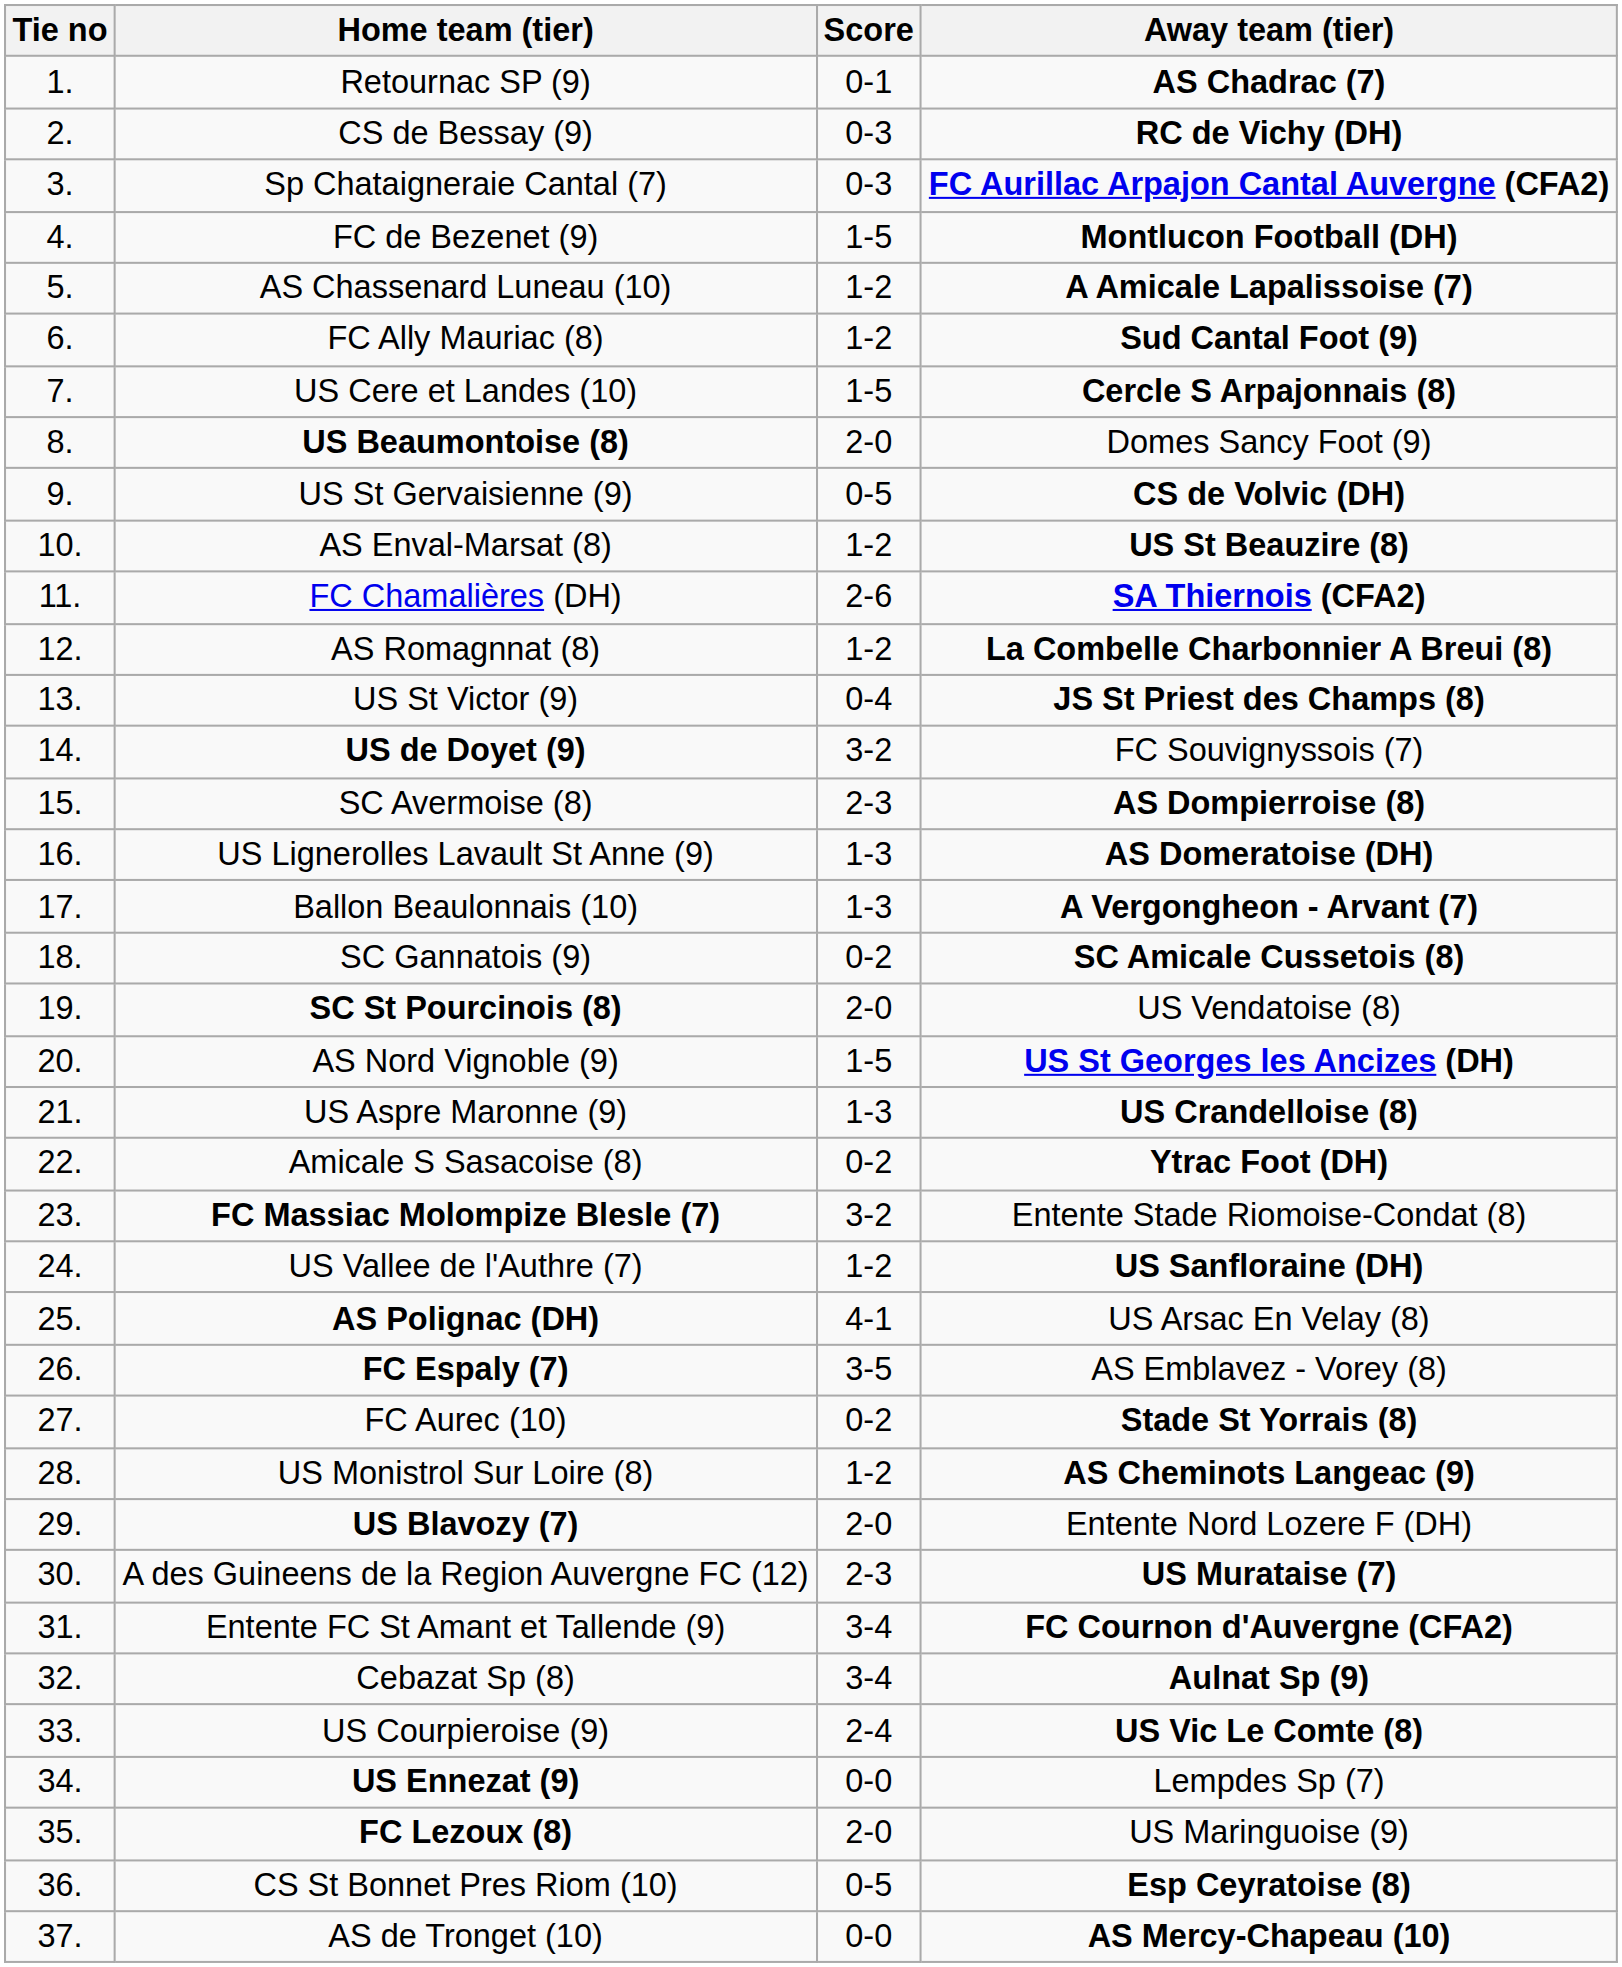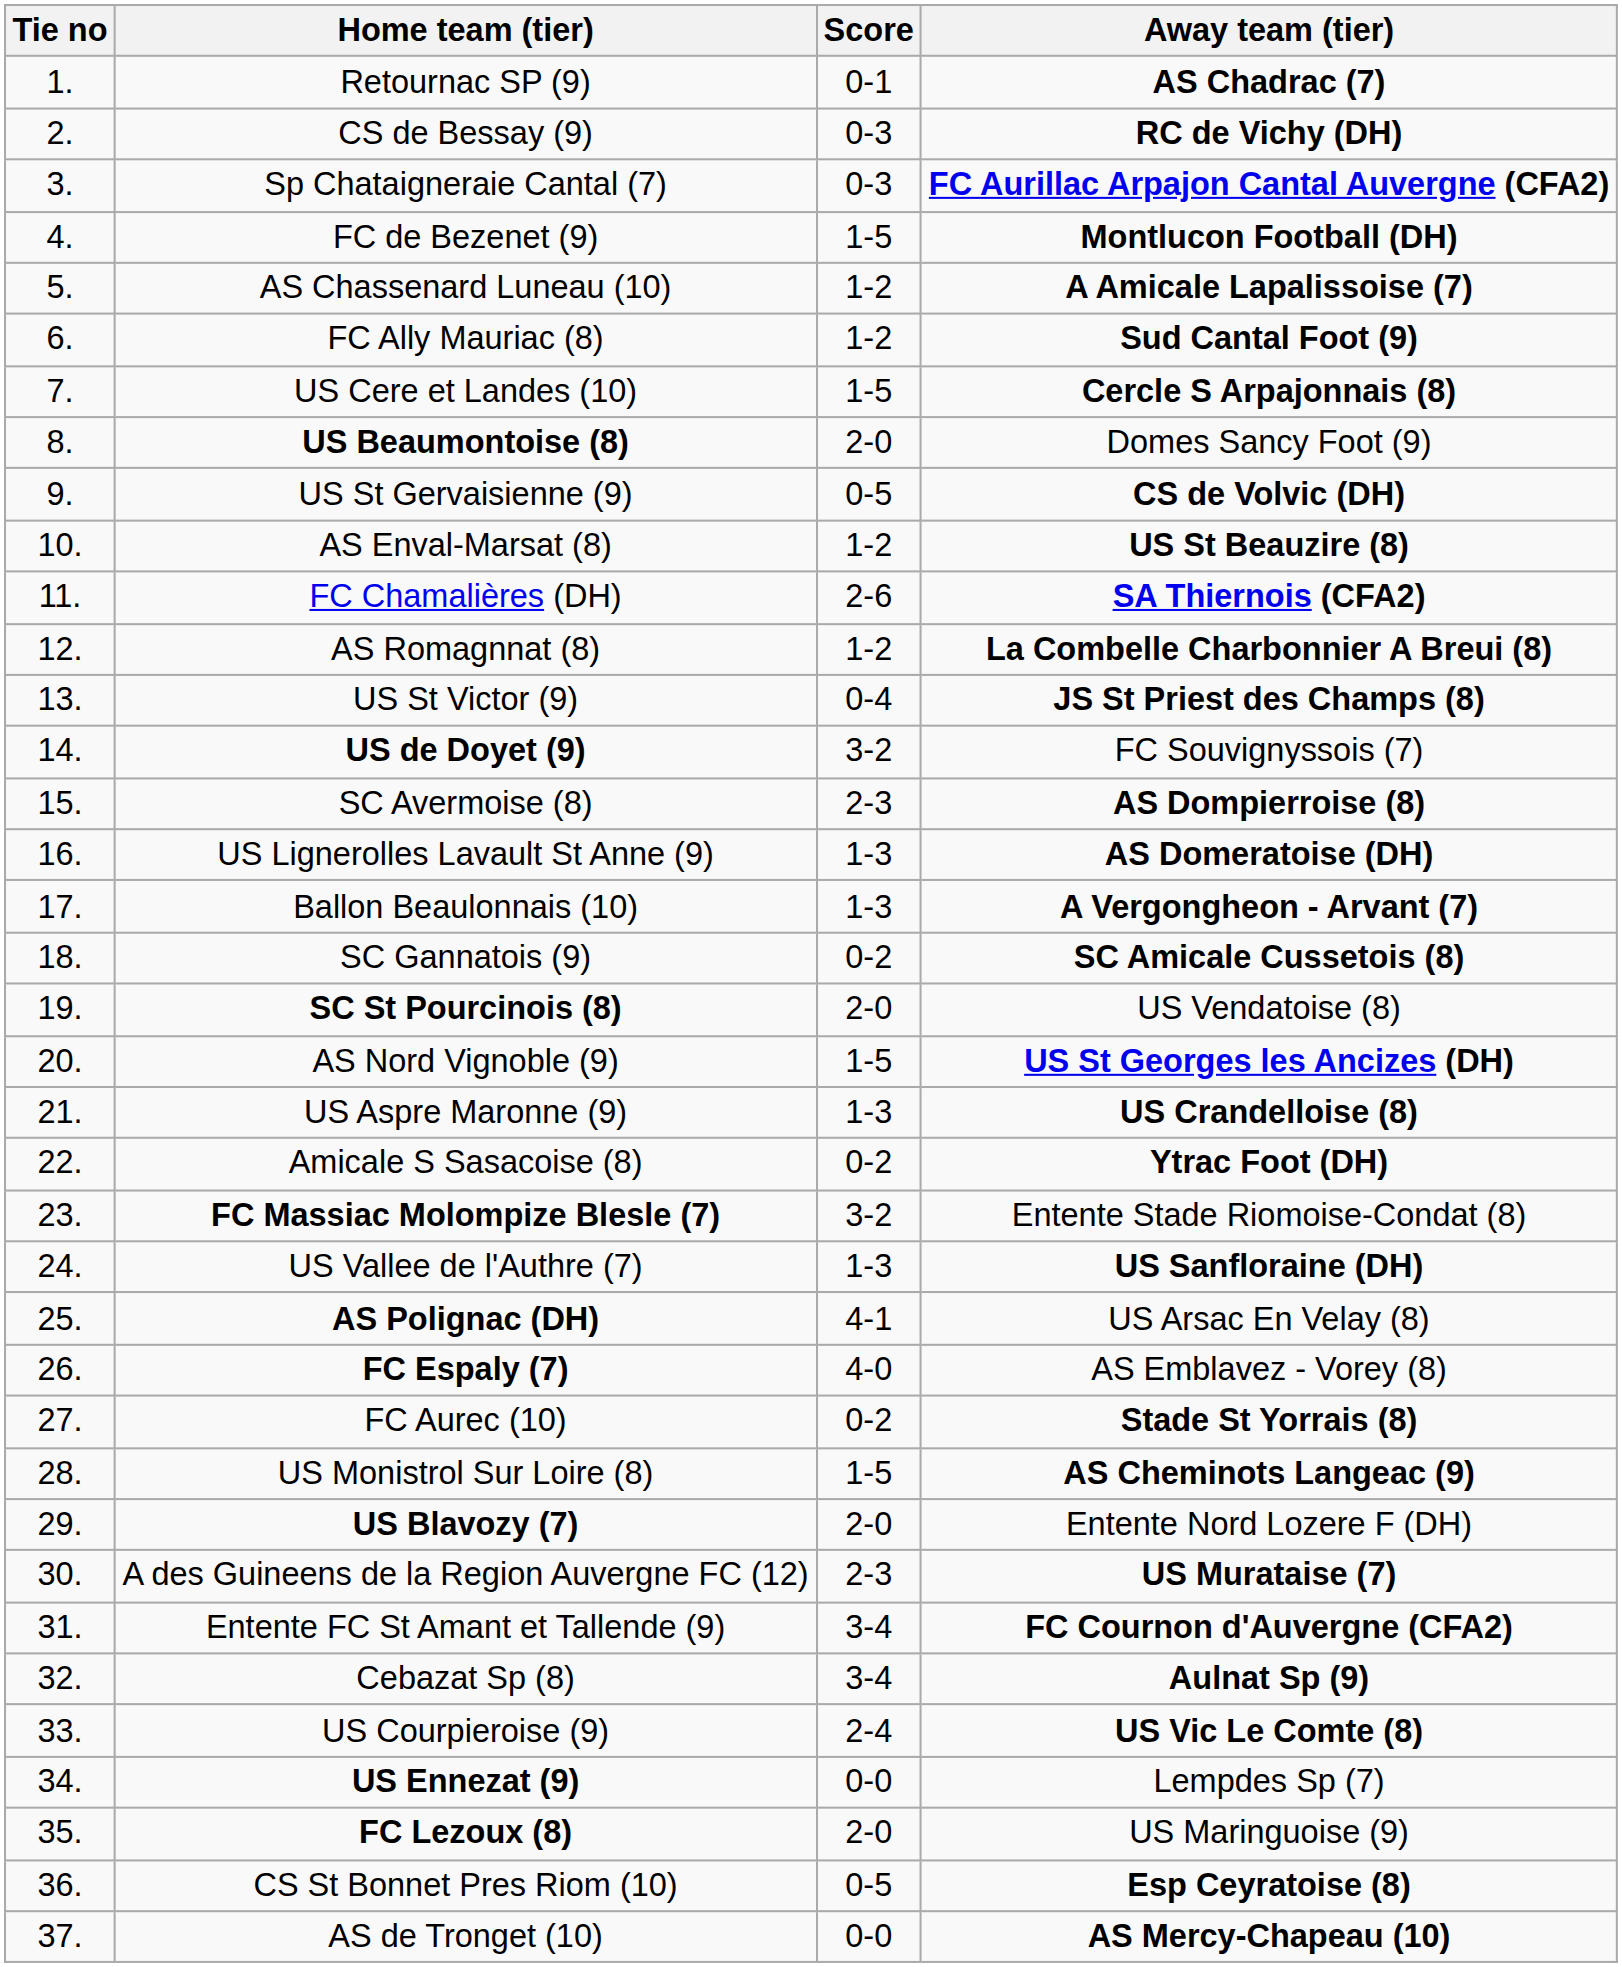(869, 1266) 1-2 -> (869, 1266) 1-3
(869, 1369) 3-5 -> (869, 1369) 4-0
(869, 1472) 1-2 -> (869, 1472) 1-5
